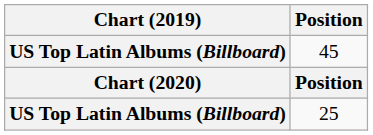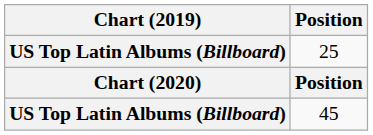rows swapped: (329, 113) <-> (329, 51)
